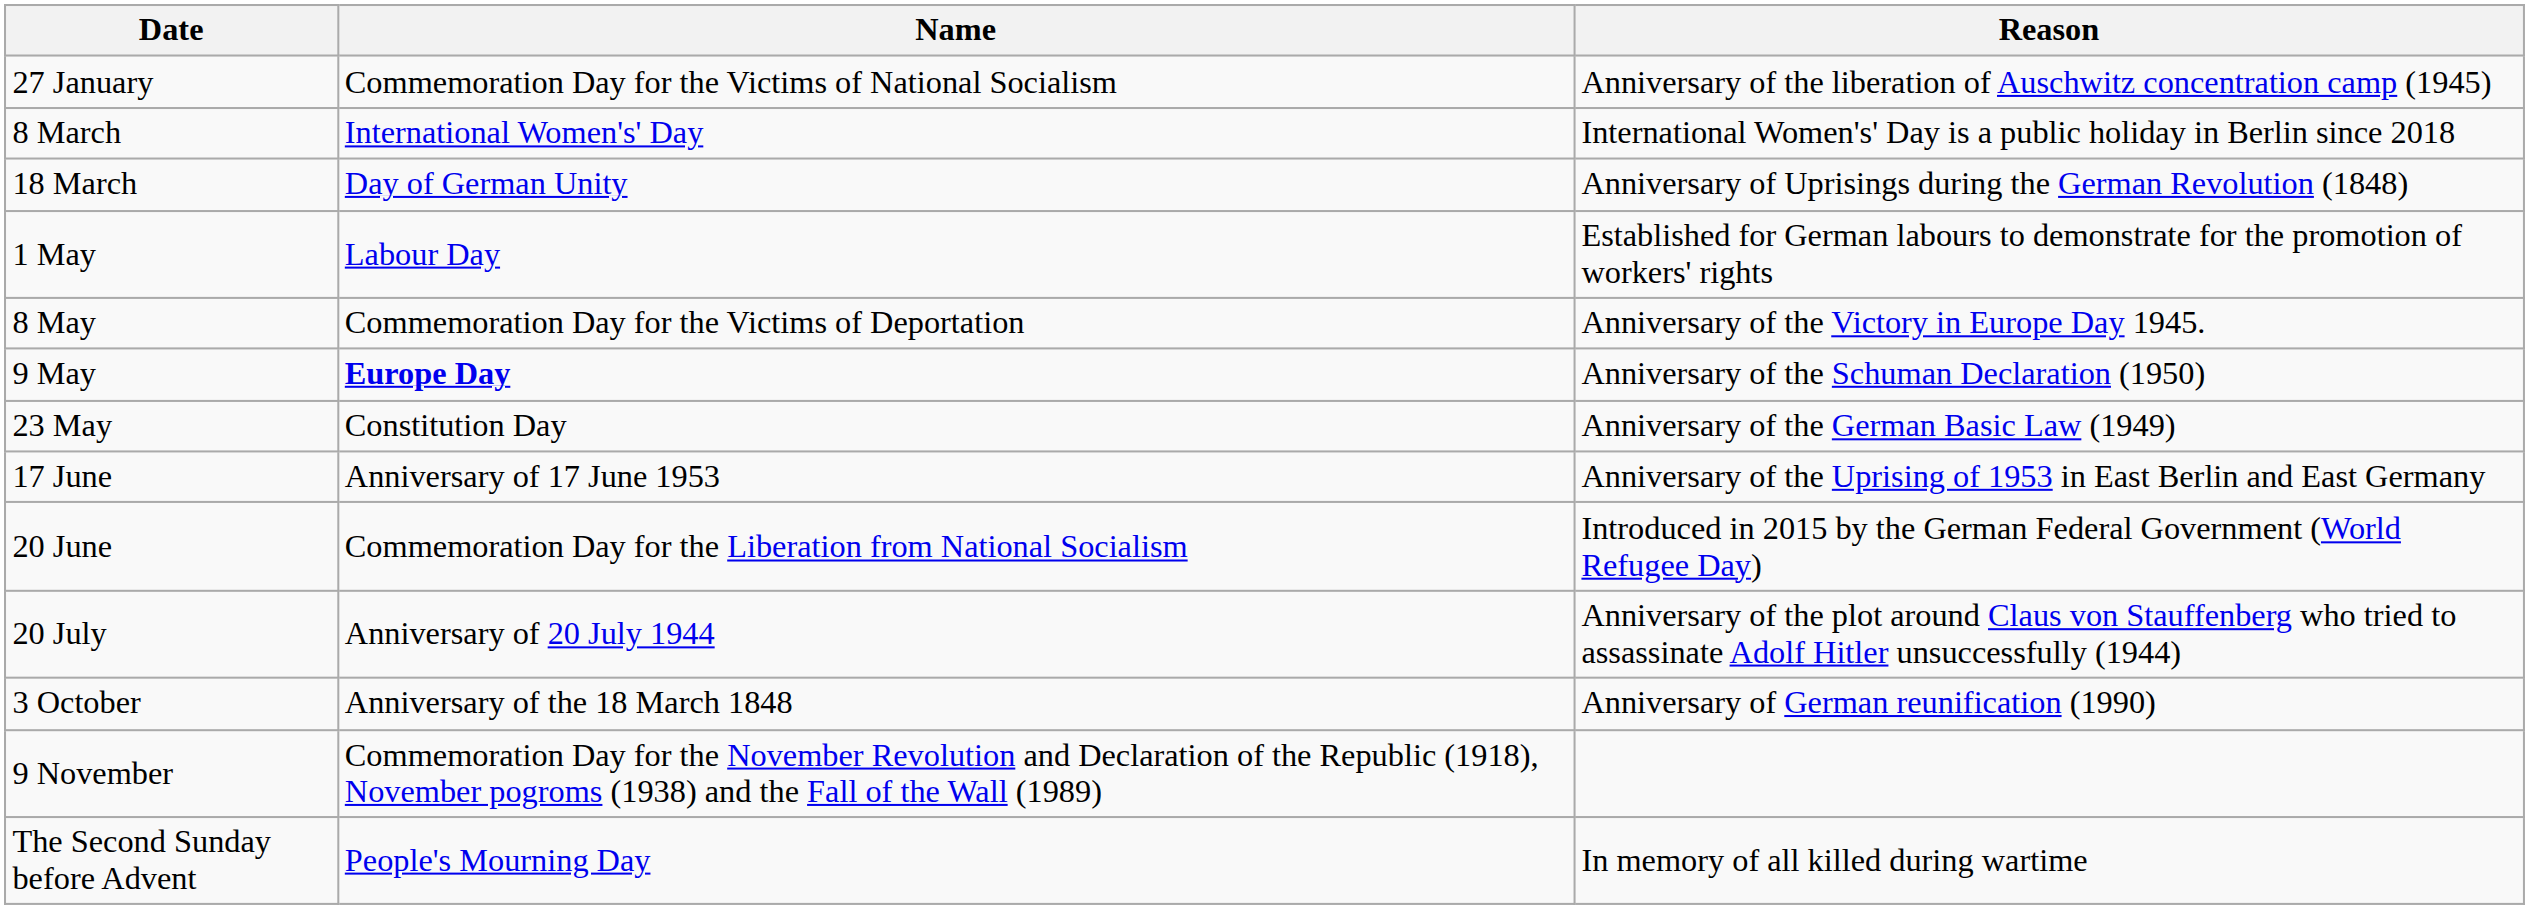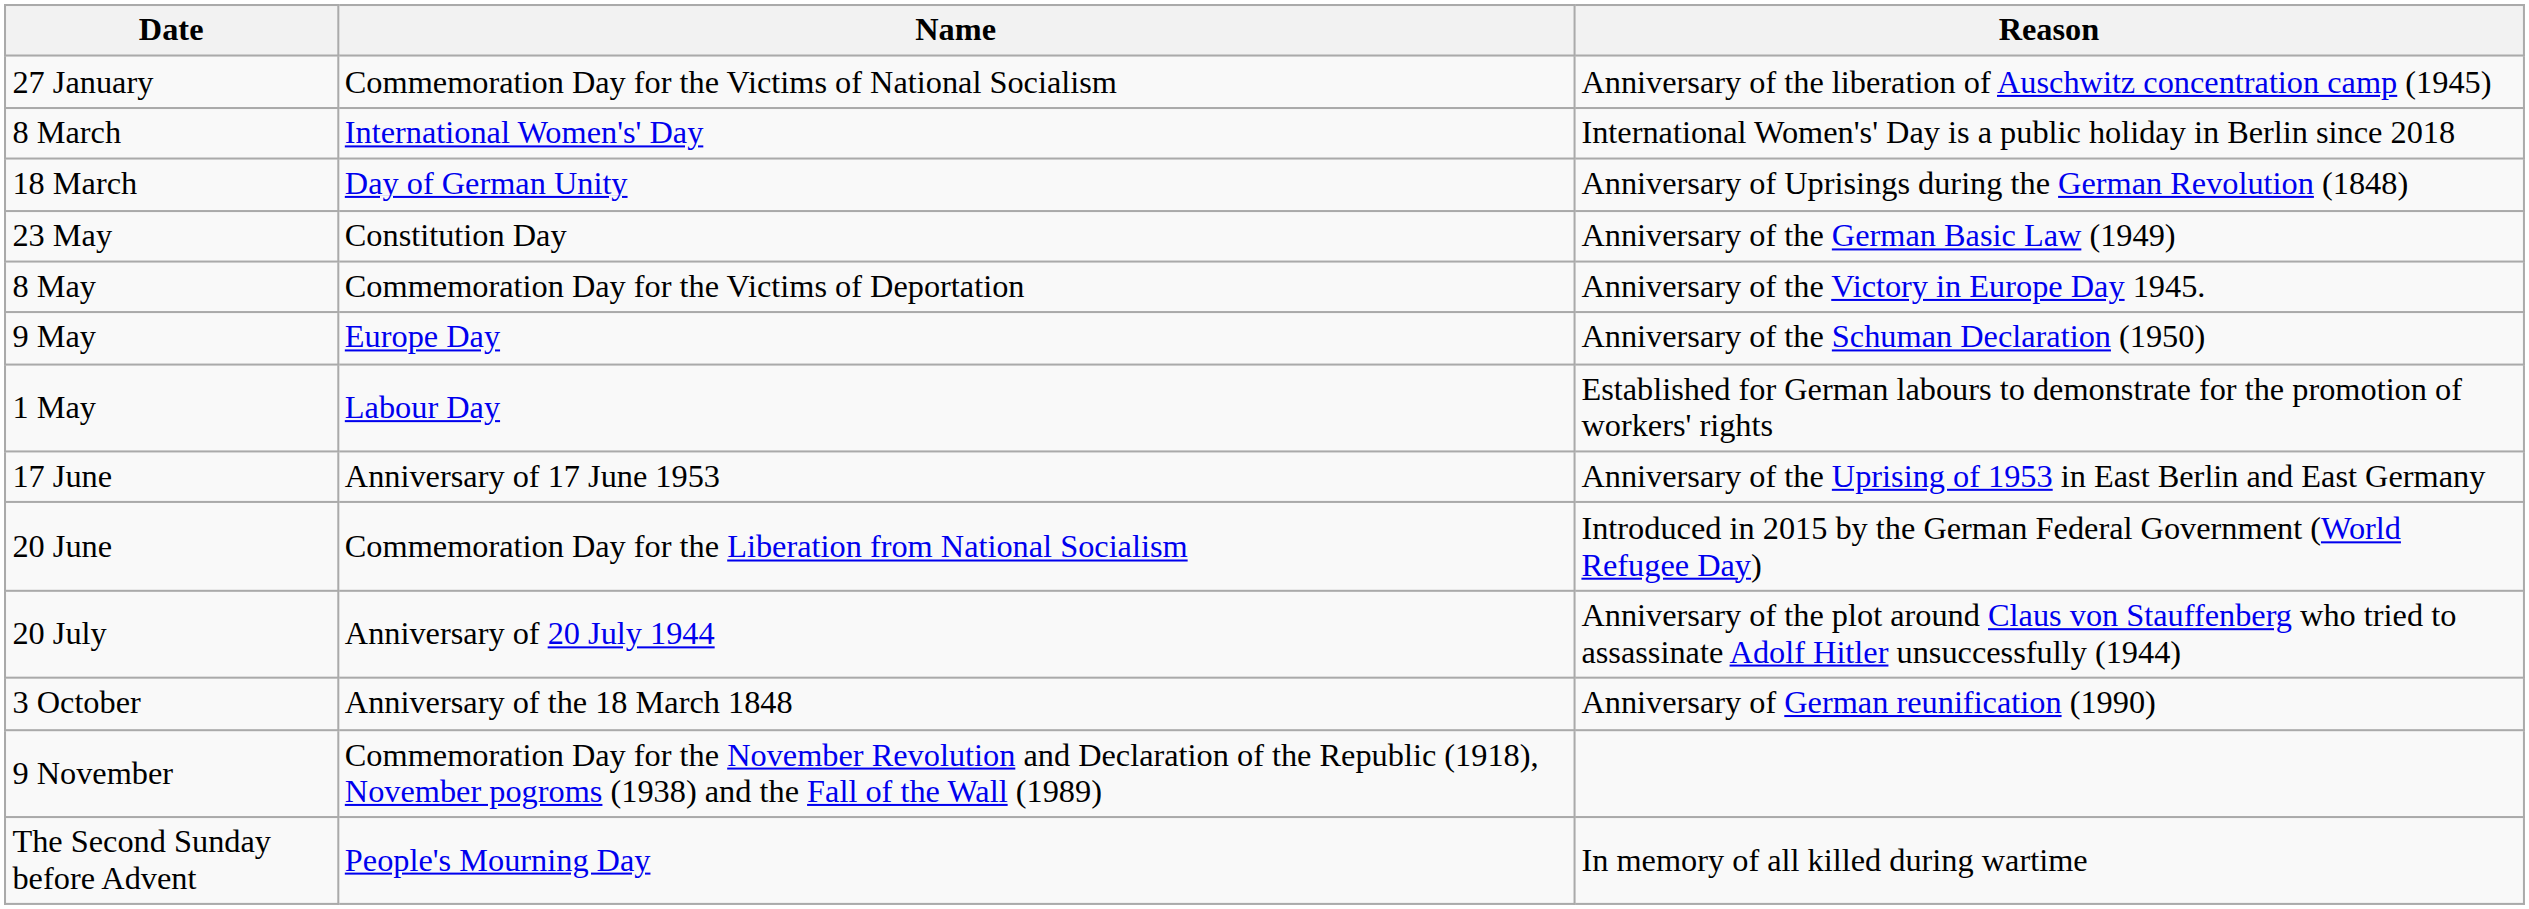rows swapped: (54, 253) <-> (62, 425)
(428, 374) bold -> (422, 337) normal
